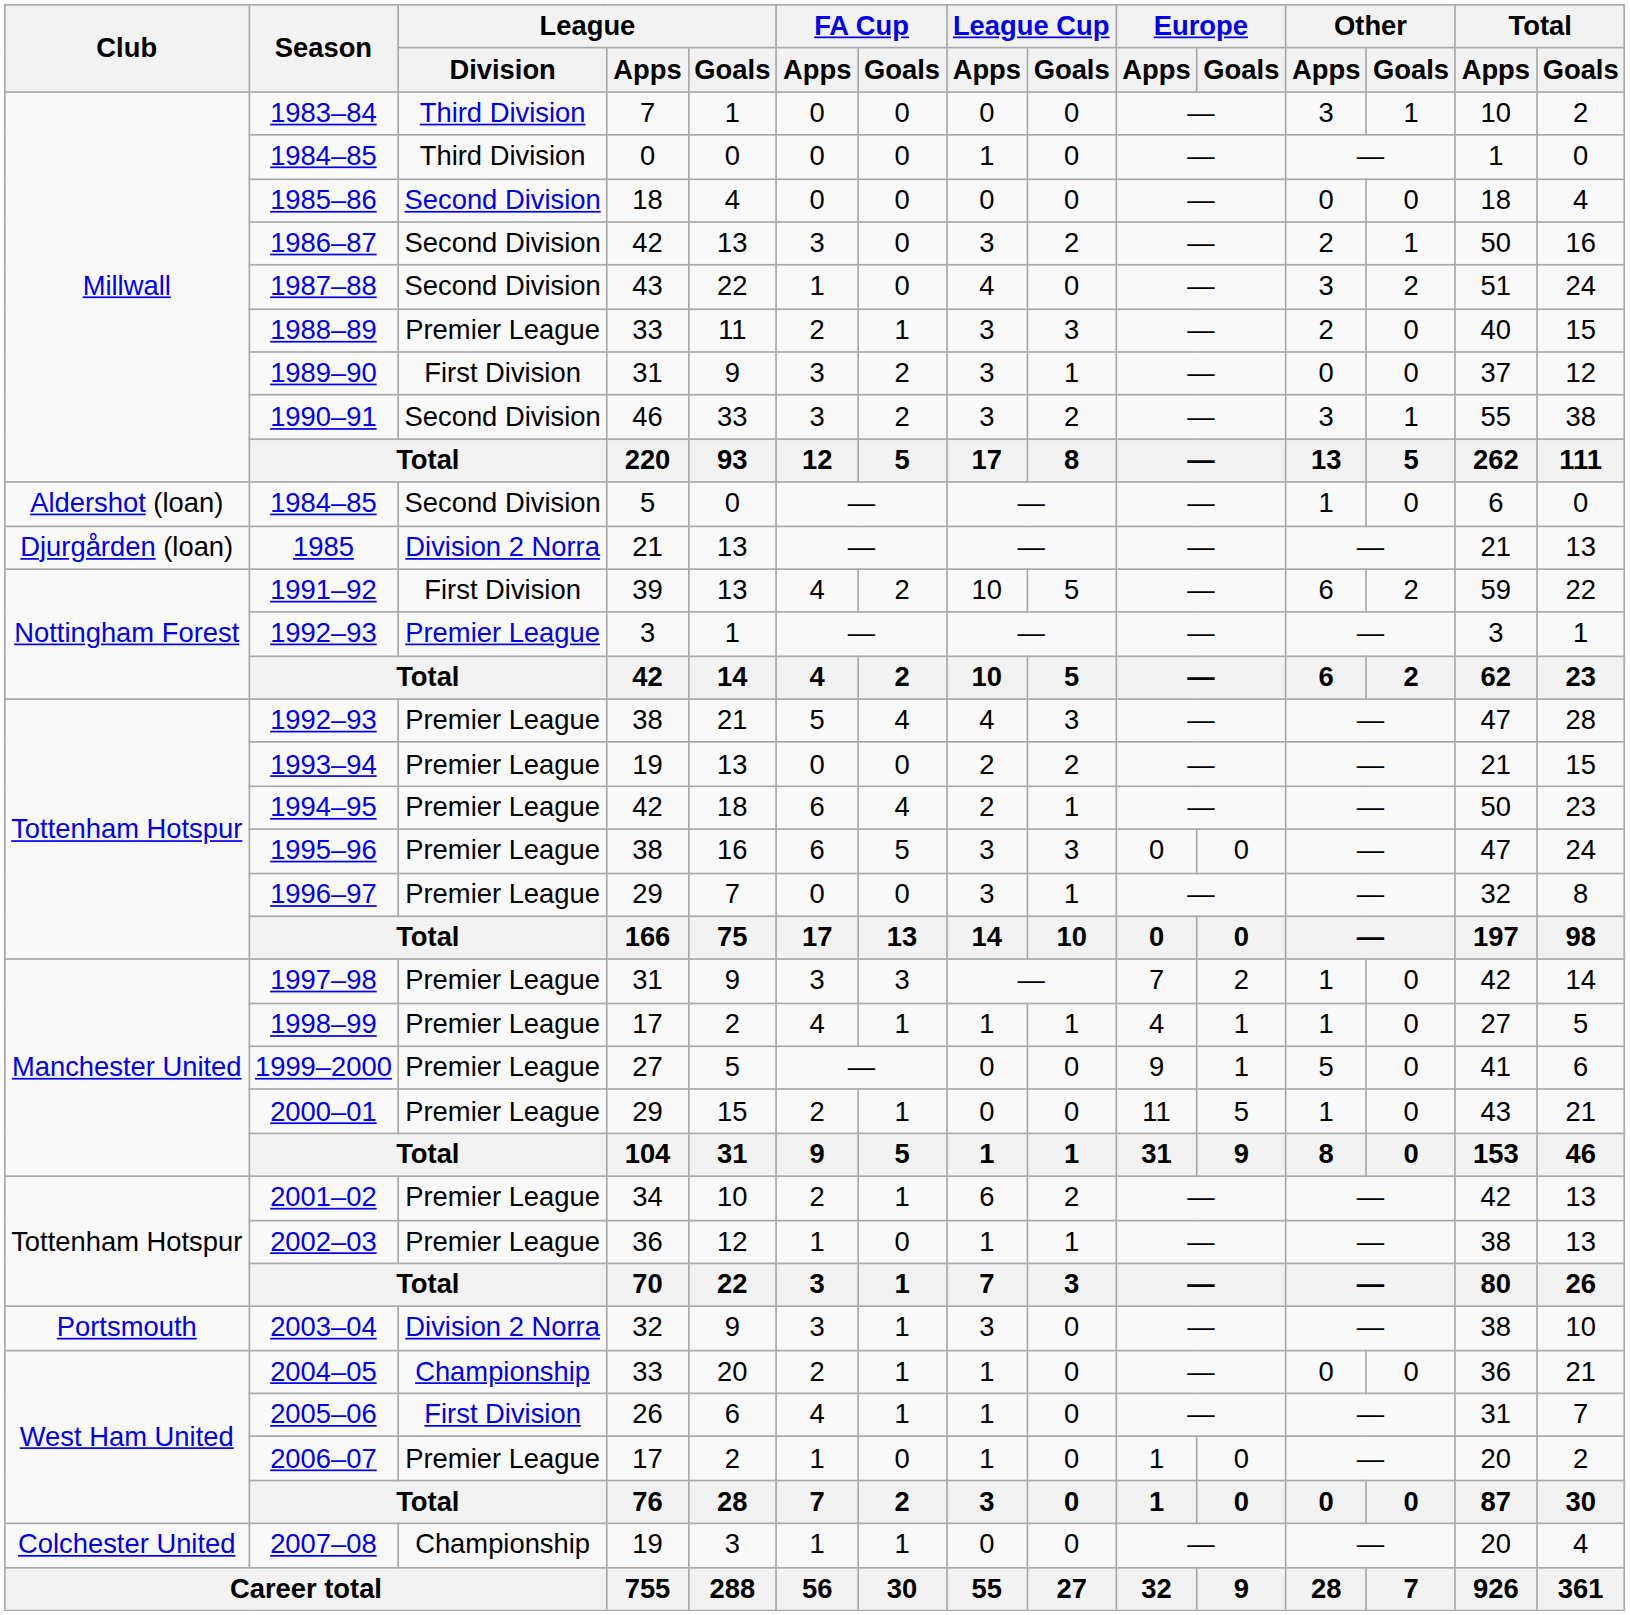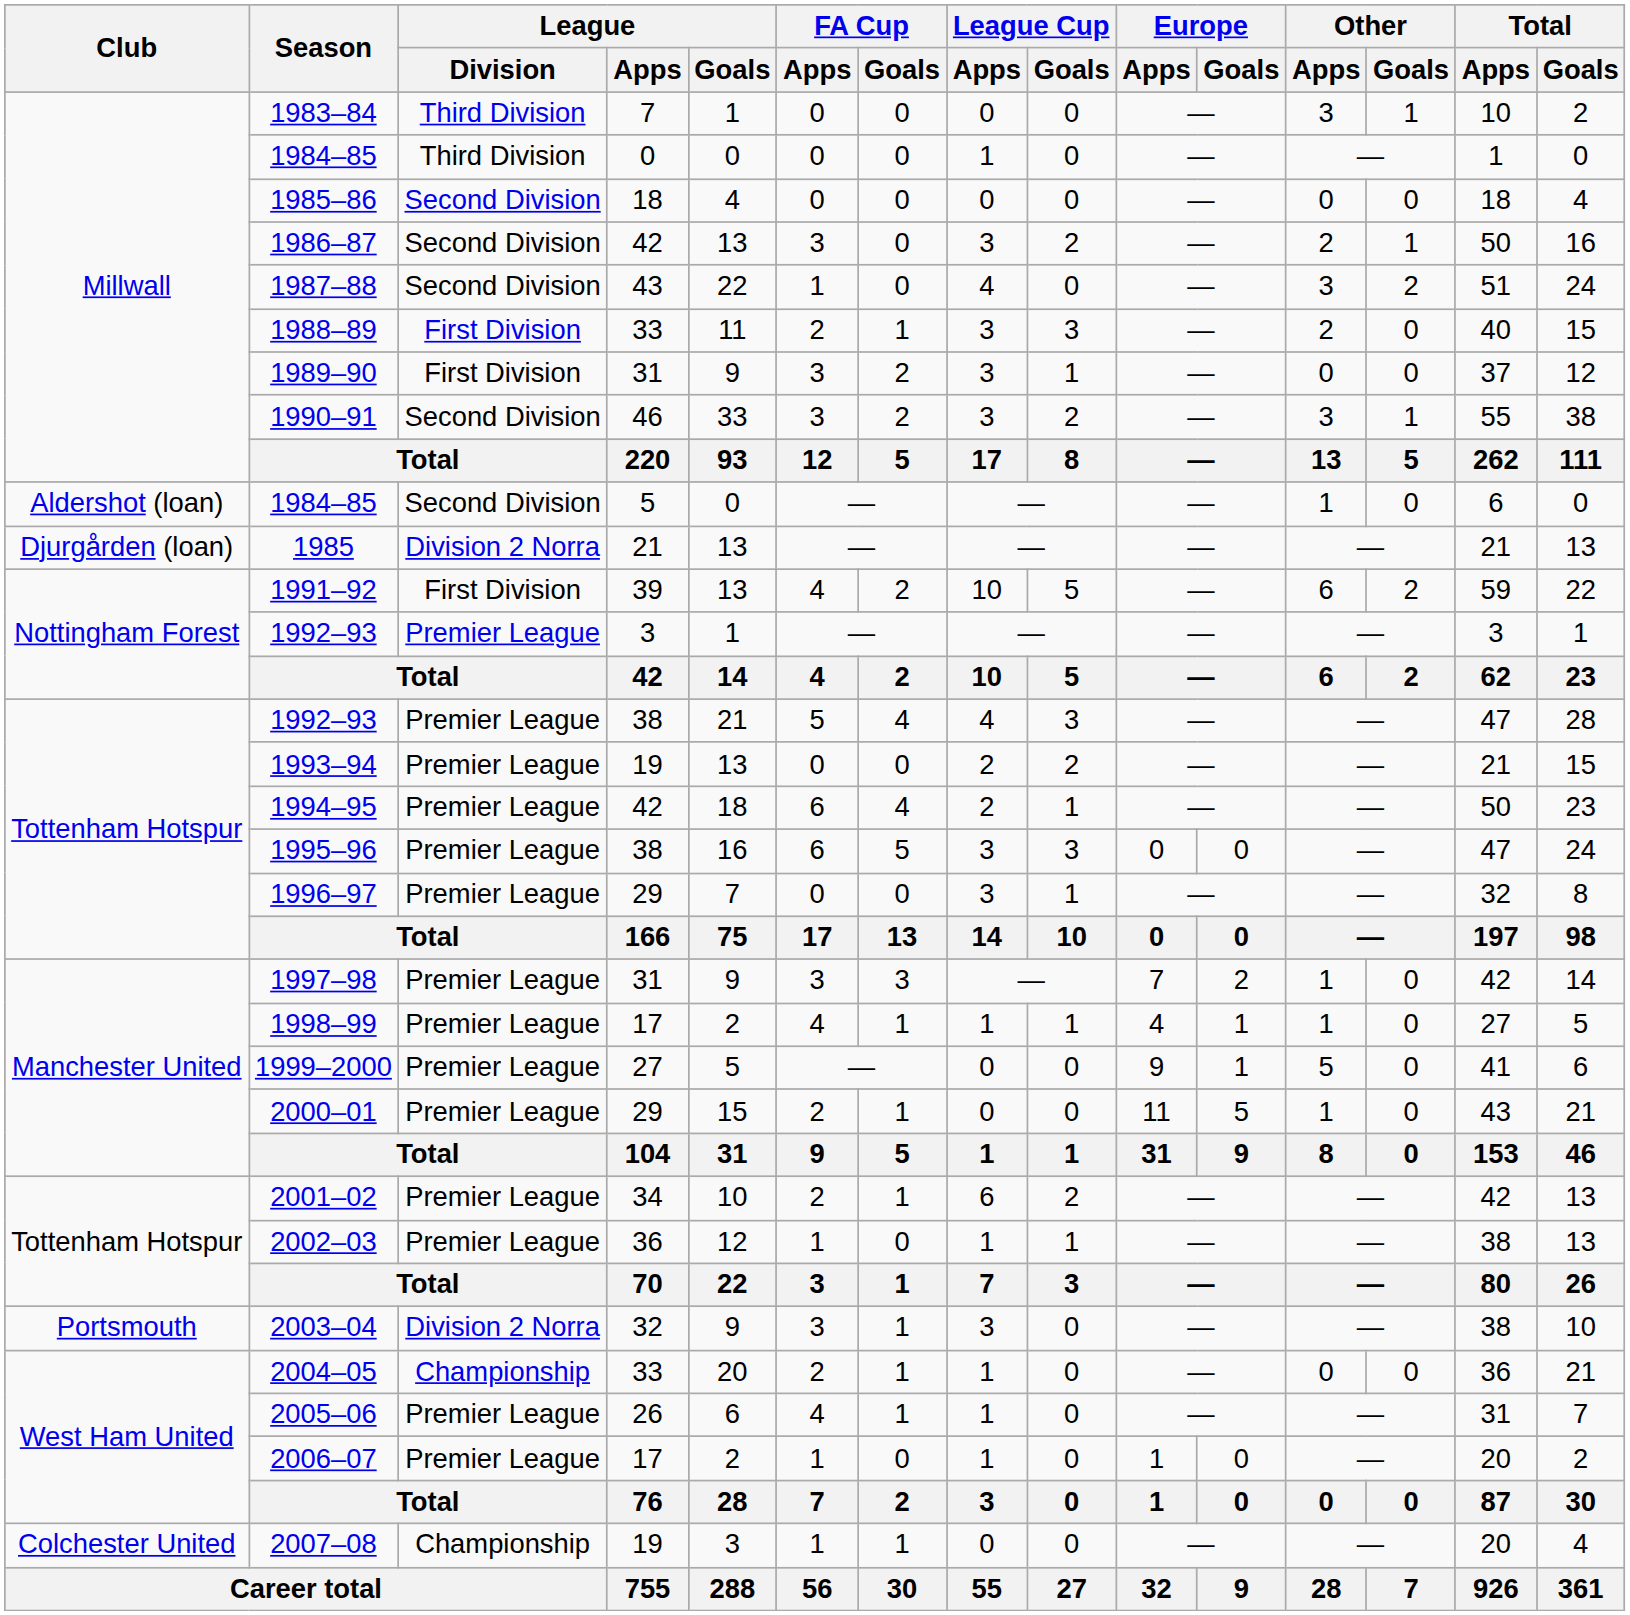(503, 329) Premier League -> (503, 329) First Division
(503, 1414) First Division -> (503, 1414) Premier League
